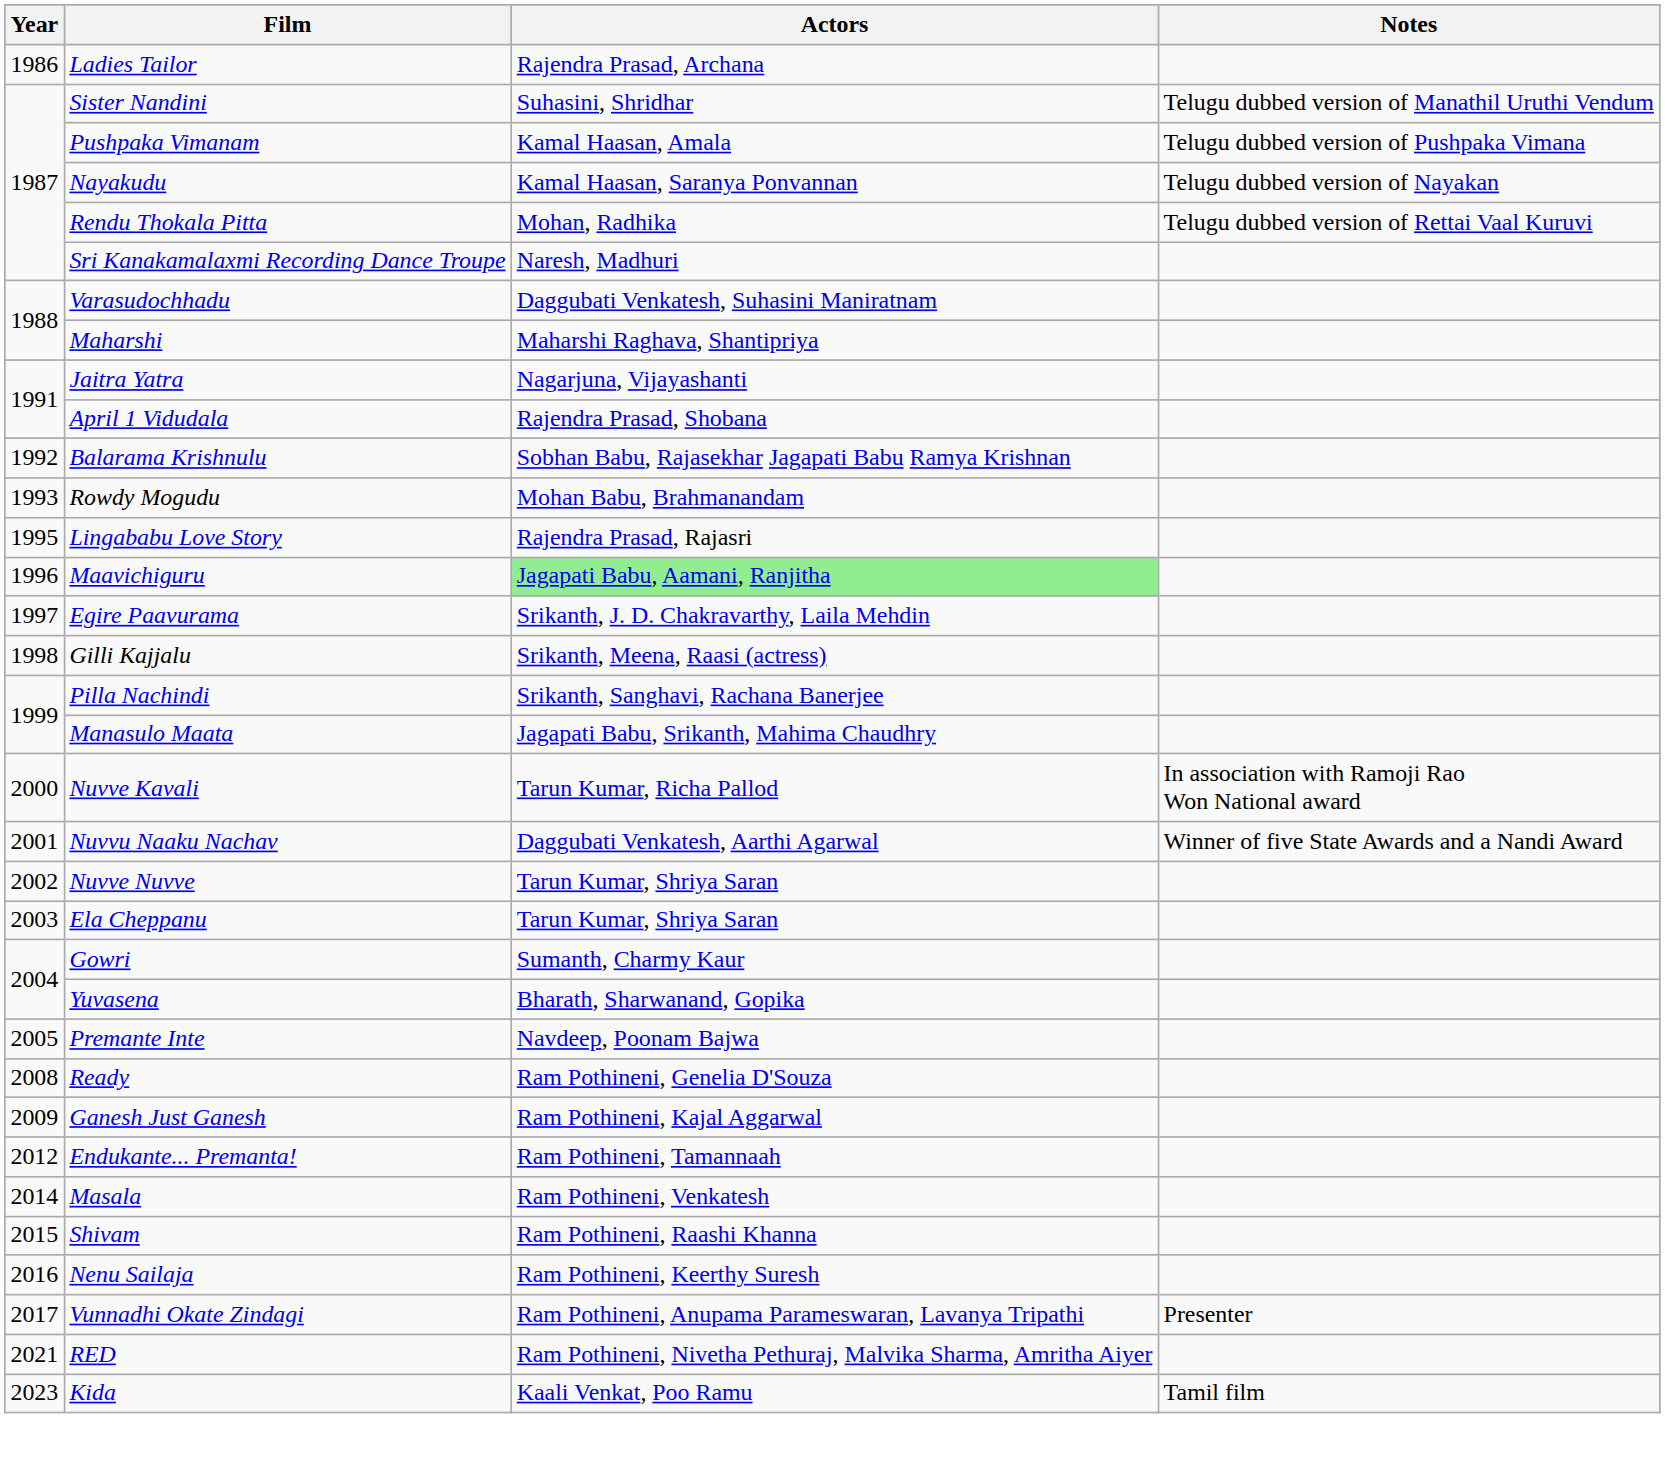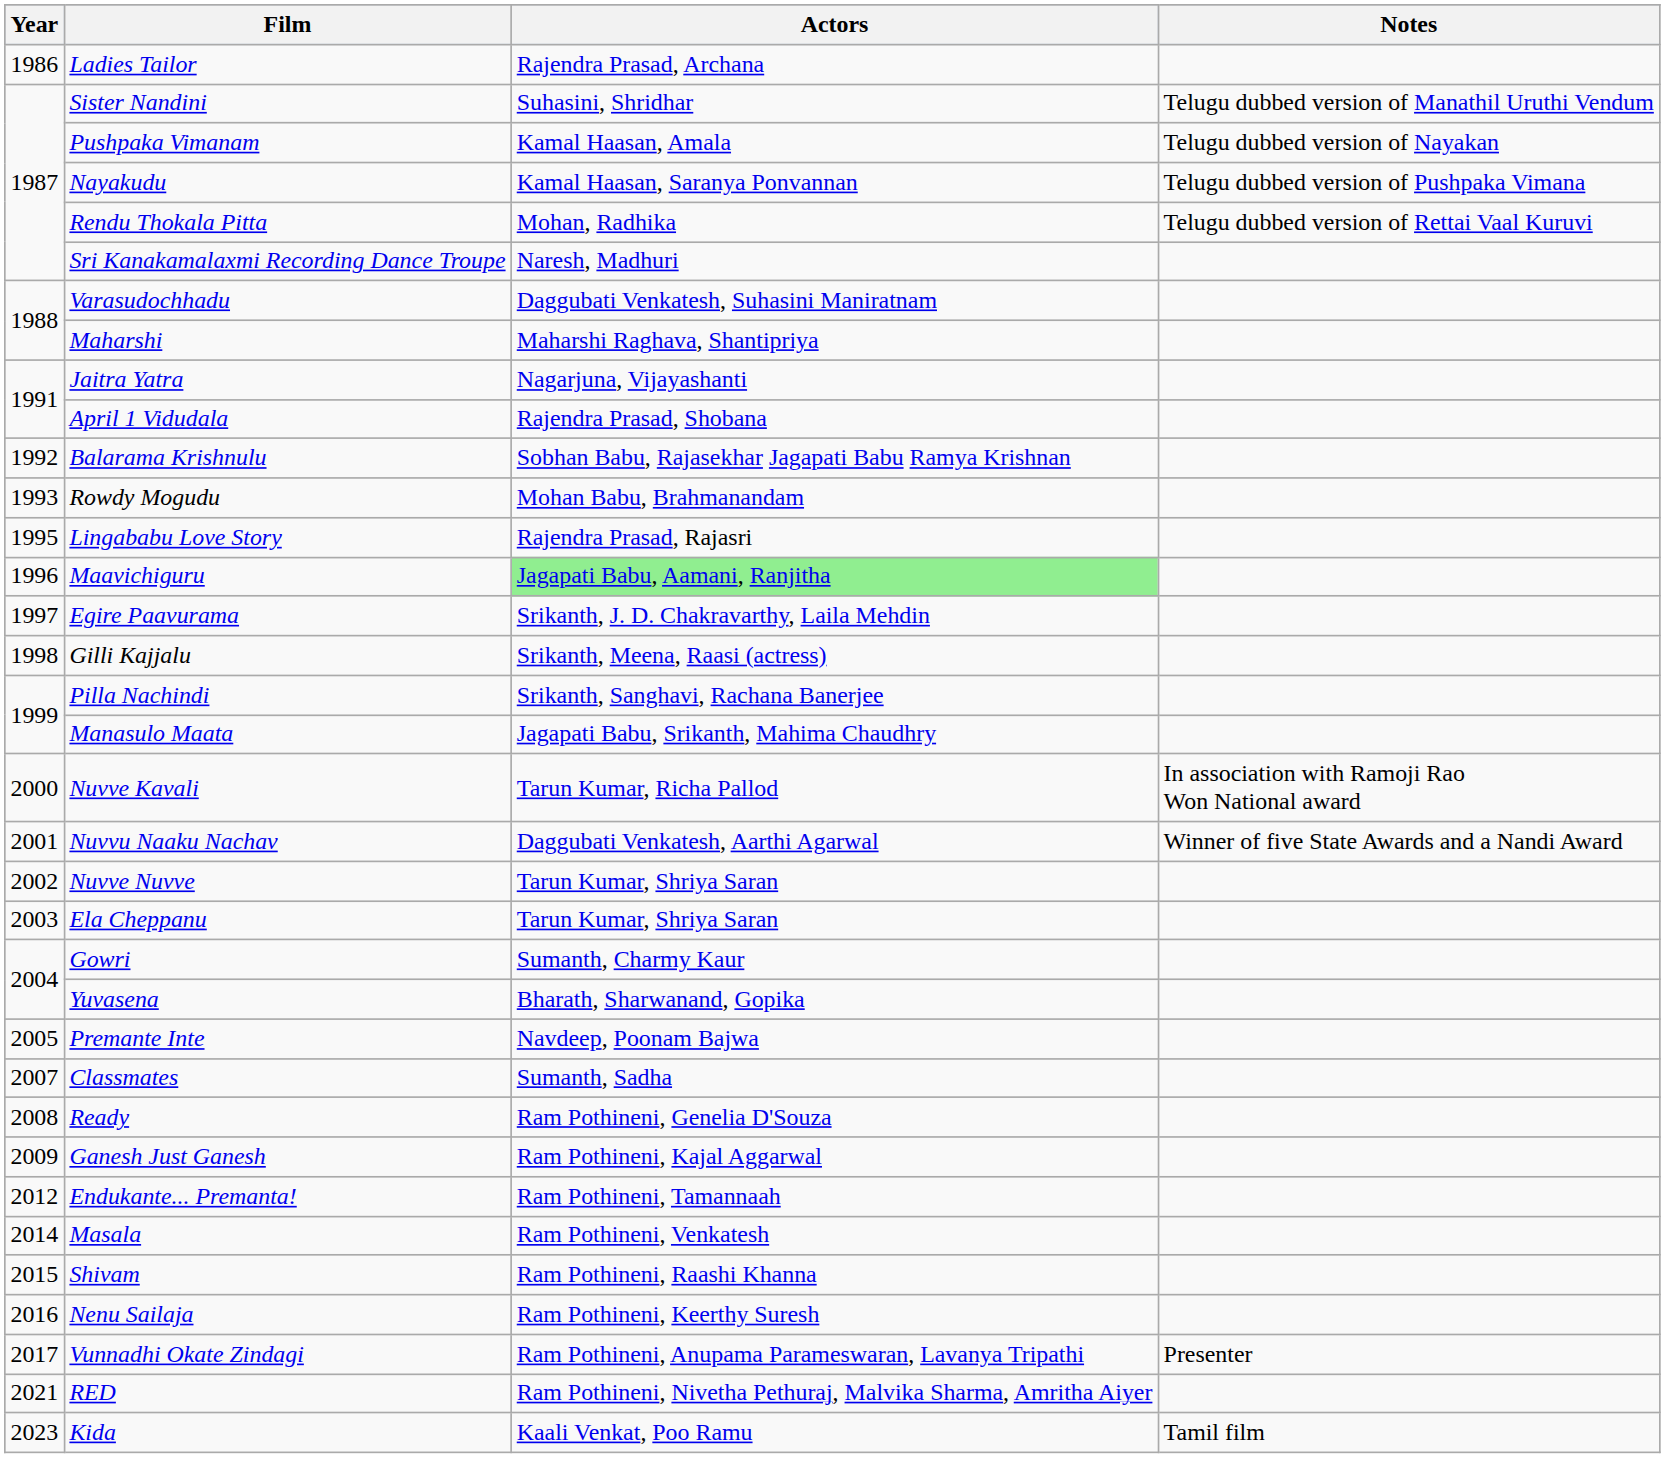(1374, 142) Telugu dubbed version of Pushpaka Vimana -> (1331, 142) Telugu dubbed version of Nayakan
(1331, 182) Telugu dubbed version of Nayakan -> (1374, 182) Telugu dubbed version of Pushpaka Vimana
+ row: (124, 1077)
